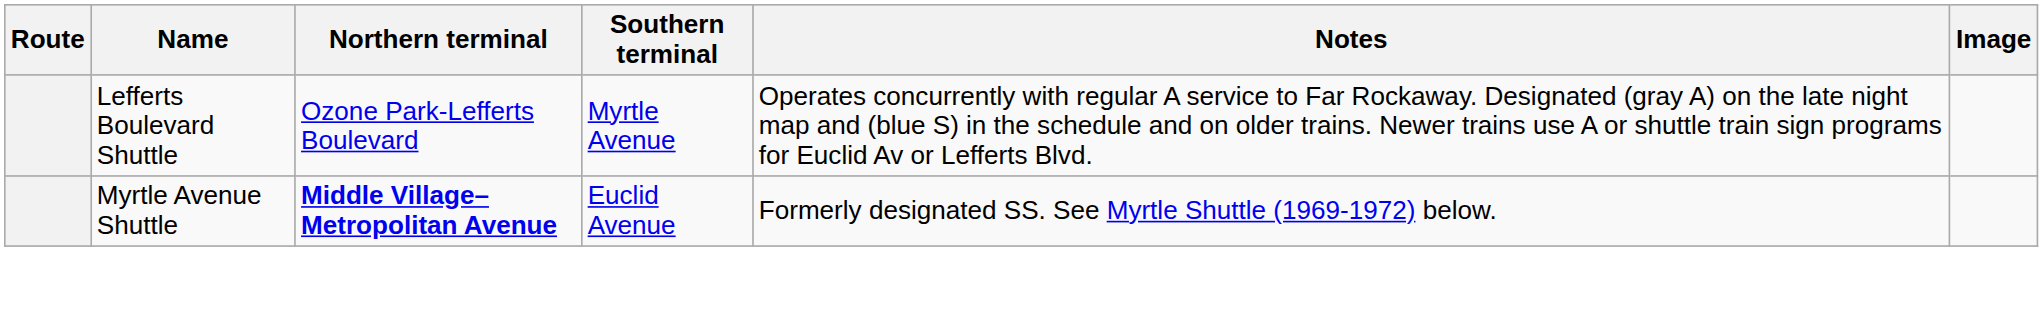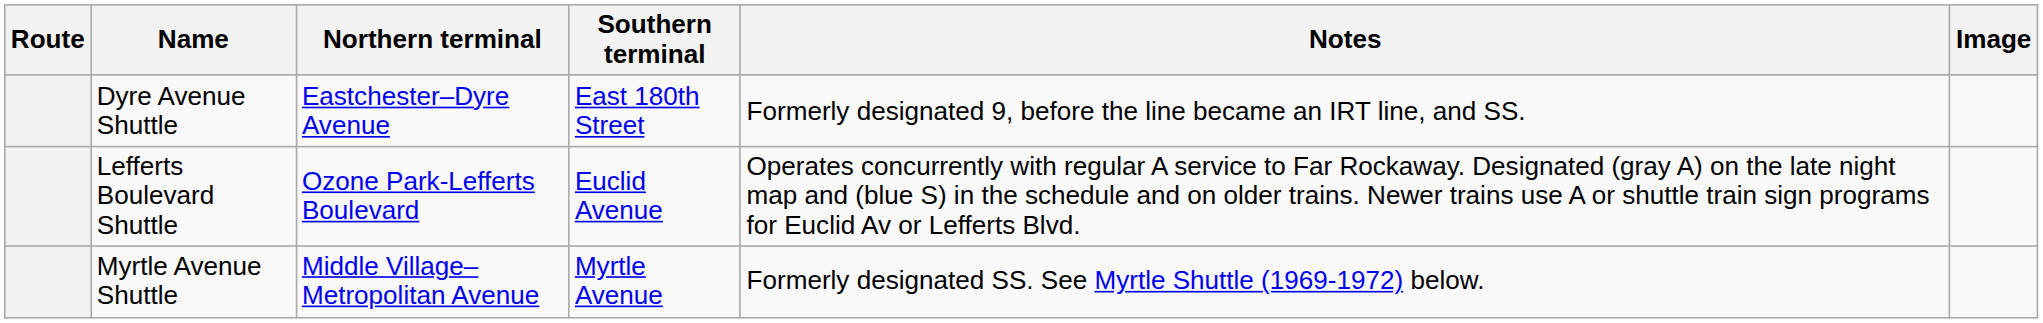+ row: (171, 110)
(632, 125) Myrtle Avenue -> (619, 195) Euclid Avenue
(429, 210) bold -> (421, 281) normal
(632, 210) Euclid Avenue -> (619, 281) Myrtle Avenue
